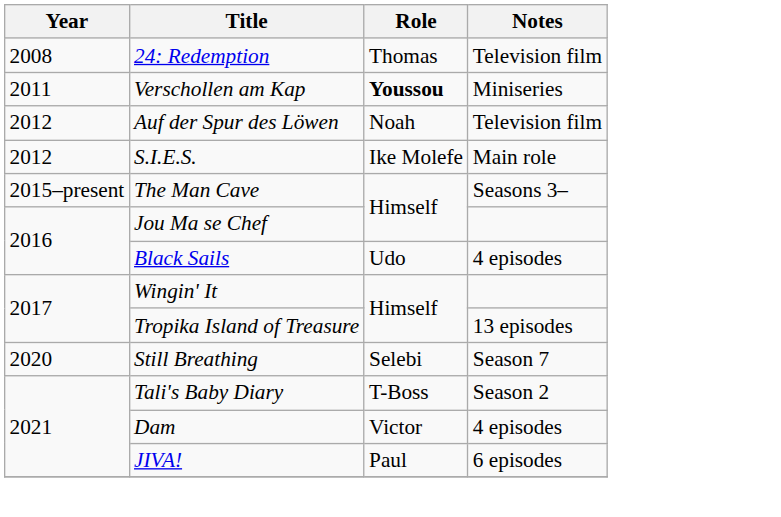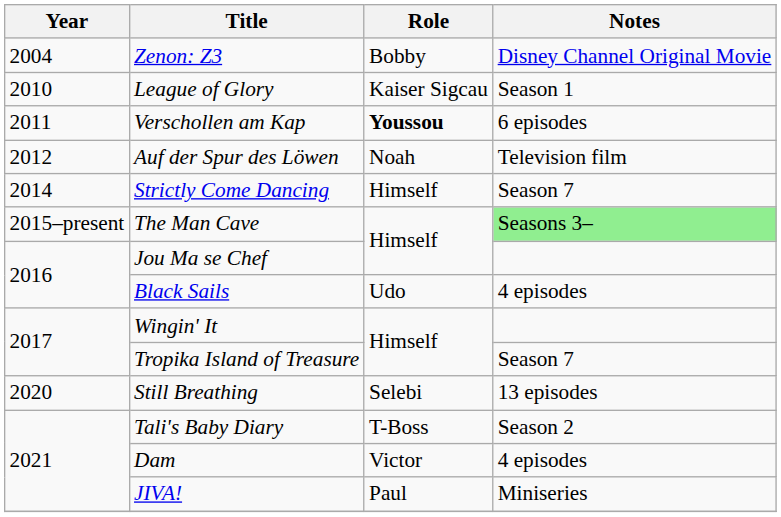+ row: (178, 55)
- row: (202, 55)
+ row: (204, 88)
(518, 88) Miniseries -> (542, 122) 6 episodes
- row: (165, 156)
+ row: (232, 190)
(520, 190) no background -> (545, 223) lightgreen background
(523, 325) 13 episodes -> (536, 358) Season 7
(511, 358) Season 7 -> (548, 392) 13 episodes
(517, 460) 6 episodes -> (543, 493) Miniseries
